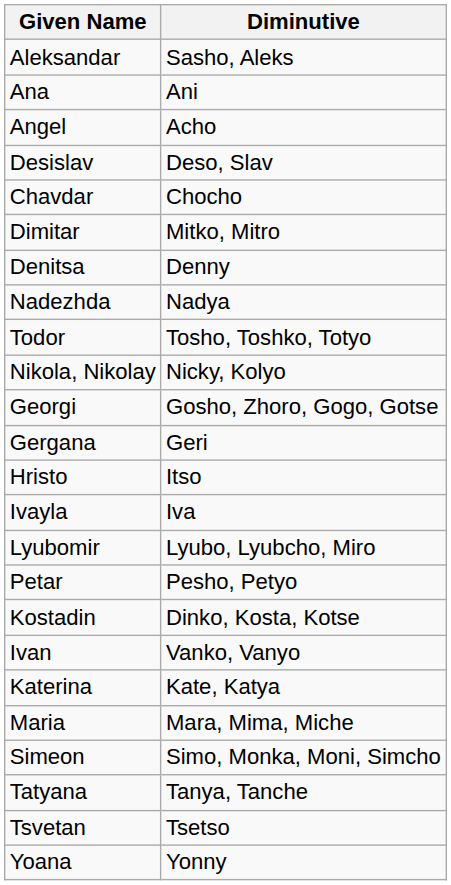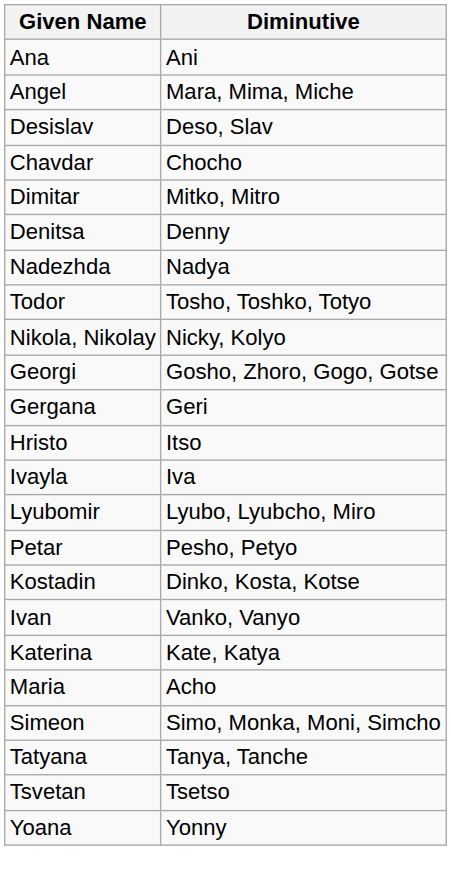- row: (65, 57)
(191, 127) Acho -> (260, 92) Mara, Mima, Miche
(260, 722) Mara, Mima, Miche -> (191, 687) Acho
